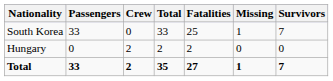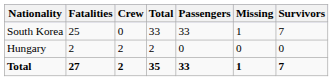columns swapped: (95, 13) <-> (209, 13)
